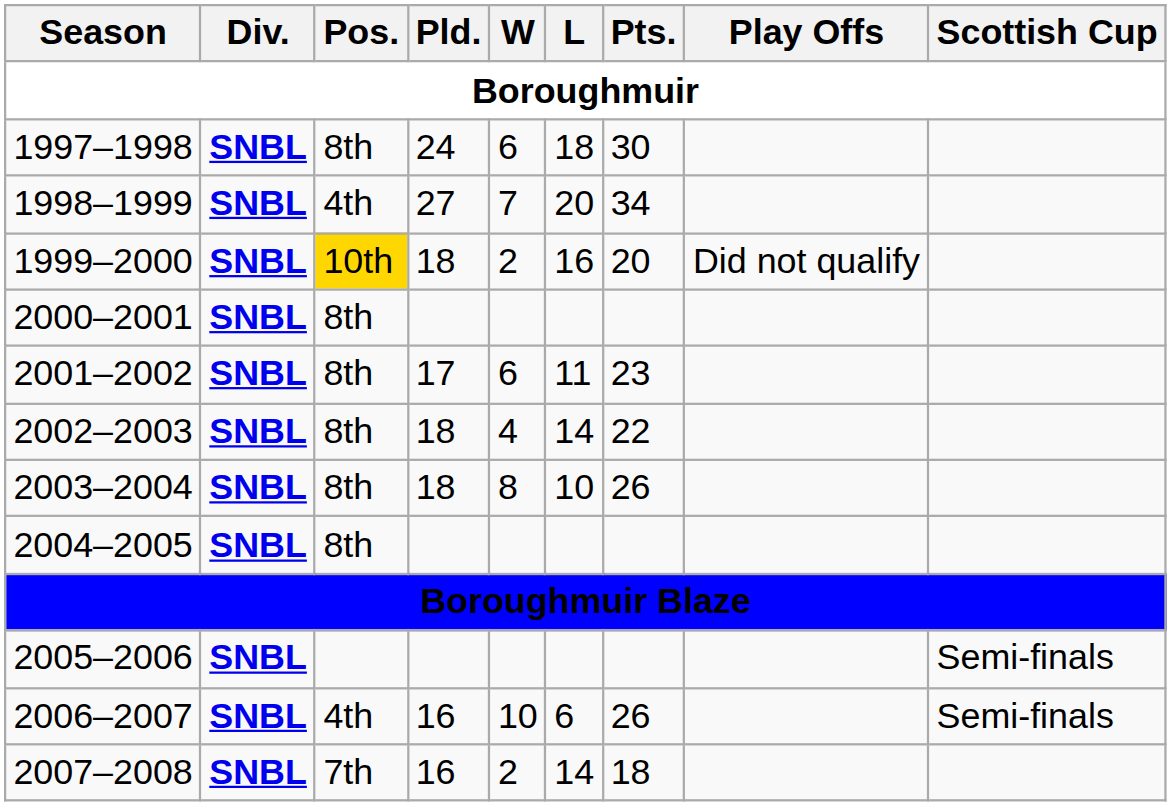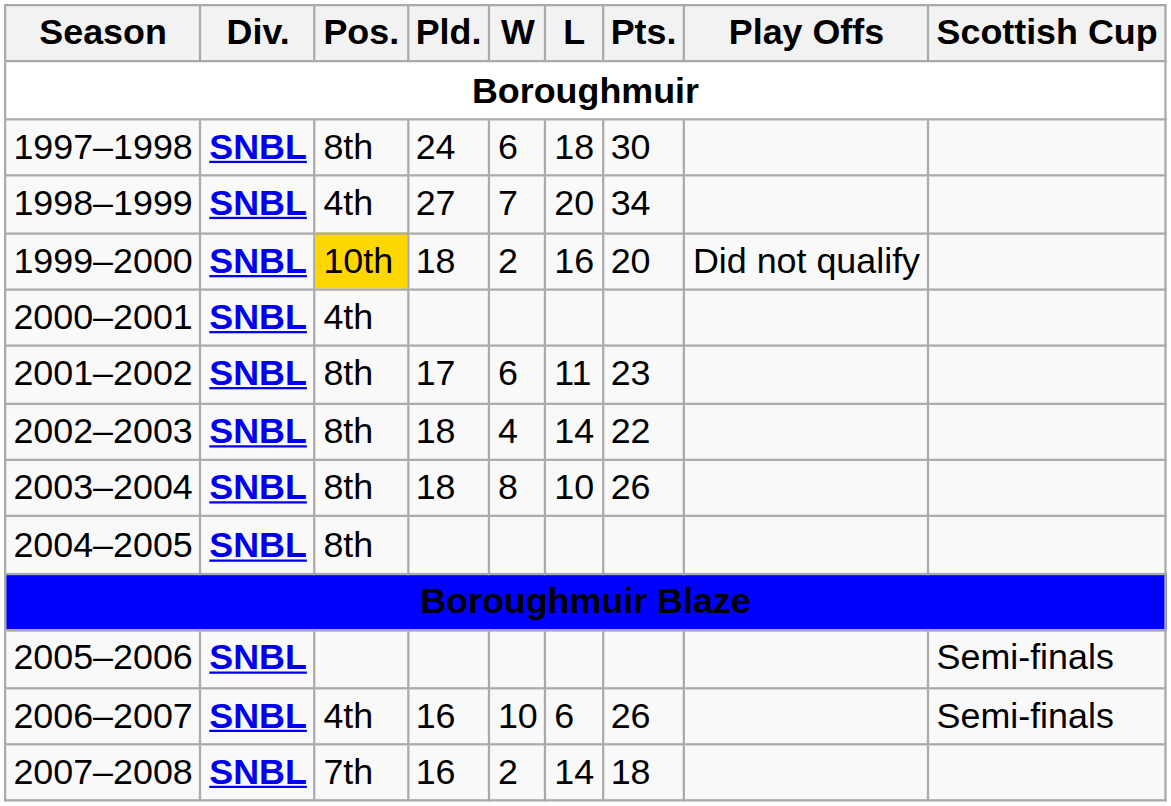(348, 317) 8th -> (348, 317) 4th
